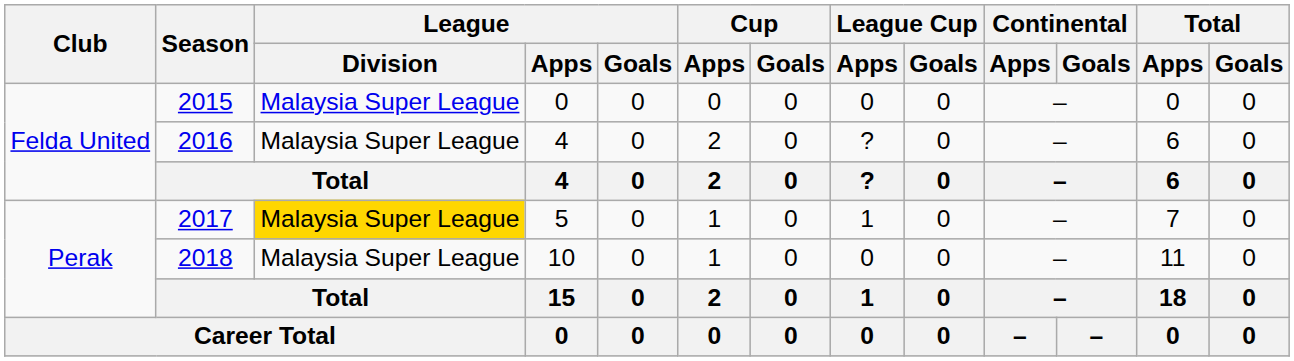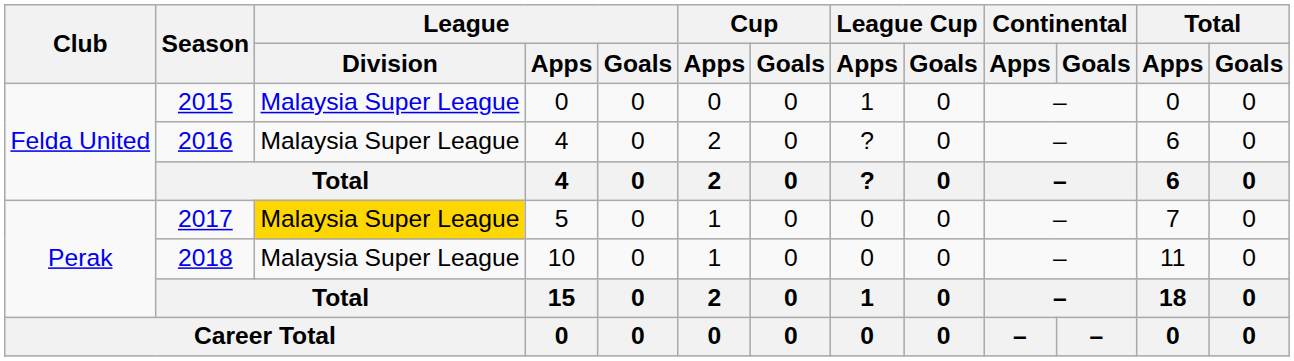(867, 102) 0 -> (867, 102) 1
(867, 219) 1 -> (867, 219) 0
